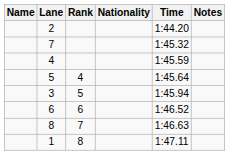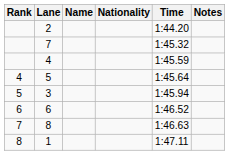columns swapped: (80, 12) <-> (21, 12)
